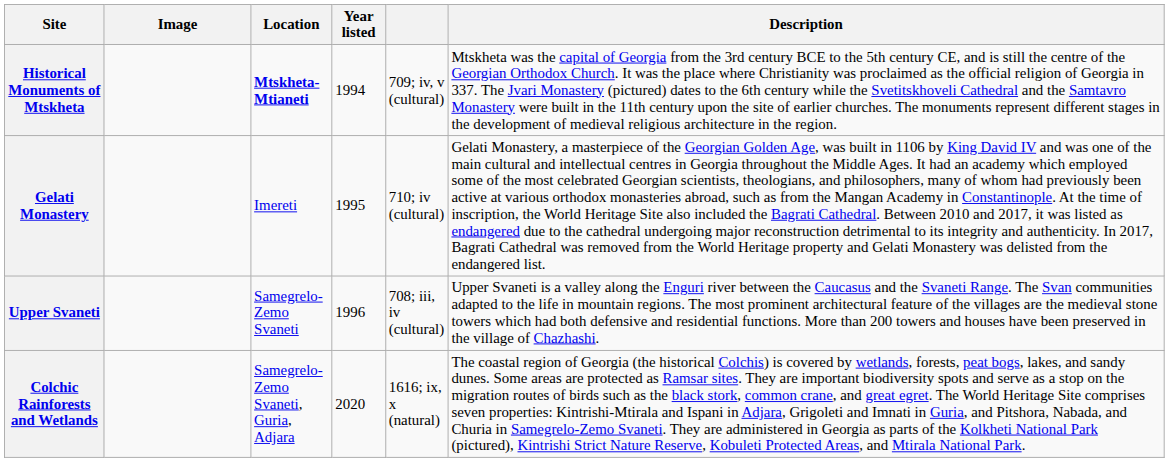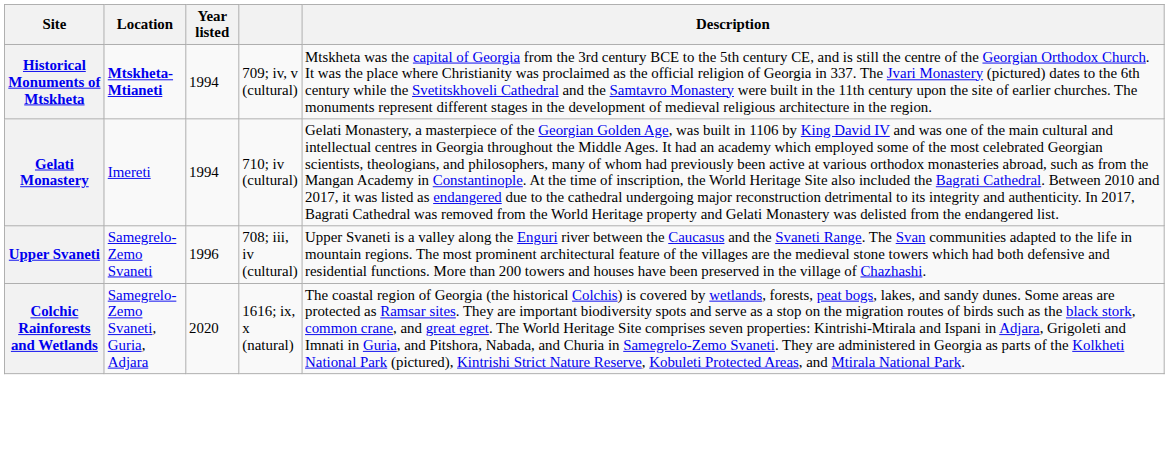- column: (178, 24)
(350, 205) 1995 -> (204, 172) 1994
